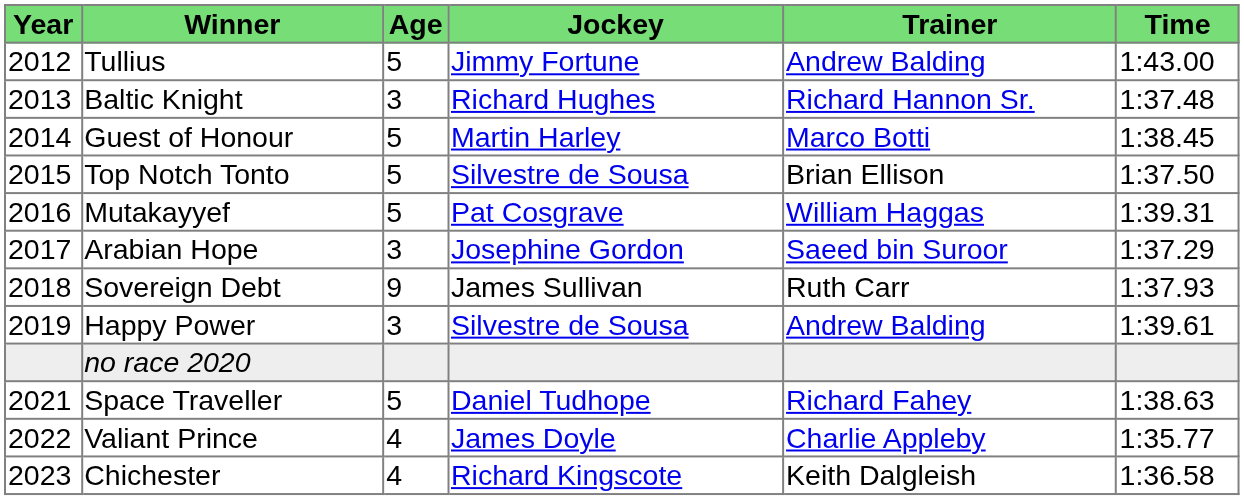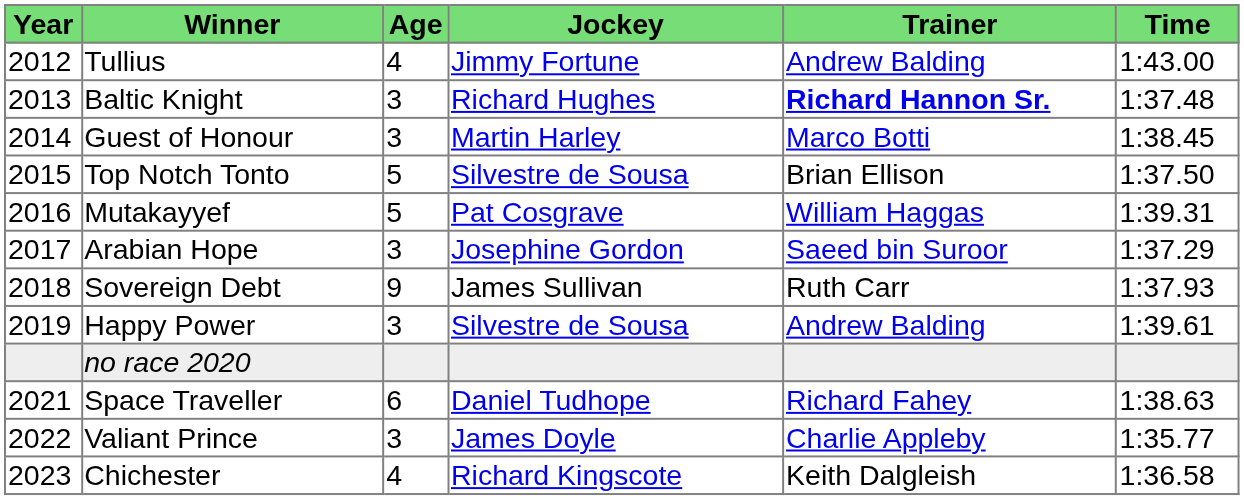(394, 61) 5 -> (394, 61) 4
(910, 99) normal -> (918, 99) bold
(394, 137) 5 -> (394, 137) 3
(394, 400) 5 -> (394, 400) 6
(394, 438) 4 -> (394, 438) 3
